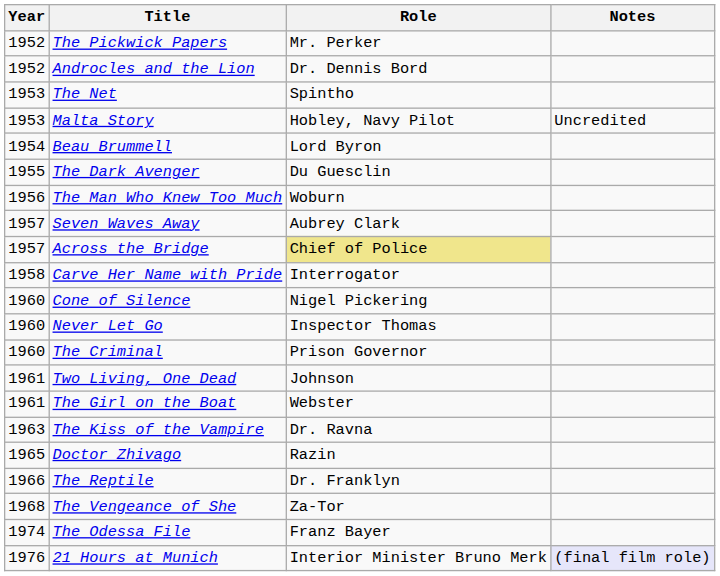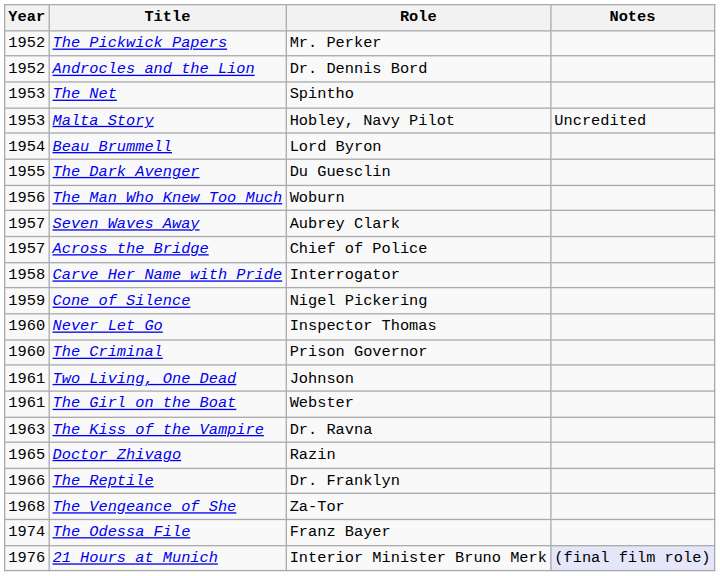(359, 249) khaki background -> (359, 249) no background
(27, 300) 1960 -> (27, 300) 1959
